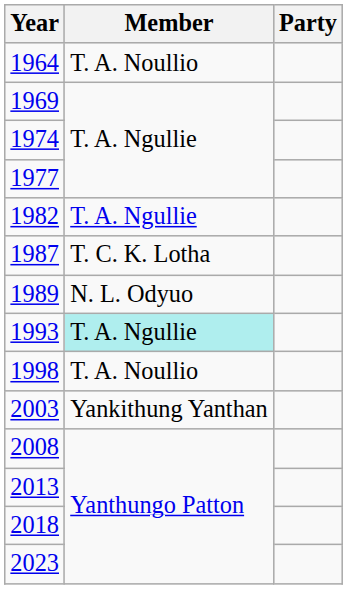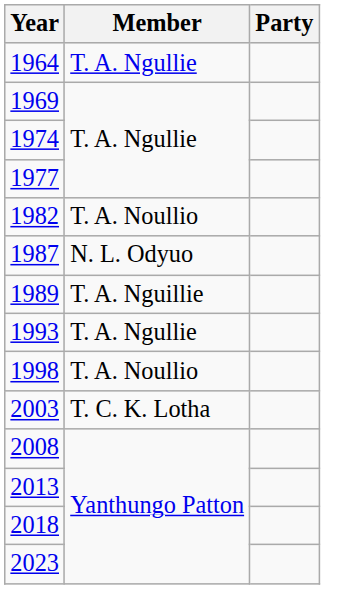(134, 62) T. A. Noullio -> (133, 62) T. A. Ngullie
(133, 216) T. A. Ngullie -> (134, 216) T. A. Noullio
(140, 255) T. C. K. Lotha -> (132, 255) N. L. Odyuo
(132, 293) N. L. Odyuo -> (137, 293) T. A. Nguillie
(133, 332) paleturquoise background -> (133, 332) no background
(169, 409) Yankithung Yanthan -> (140, 409) T. C. K. Lotha
